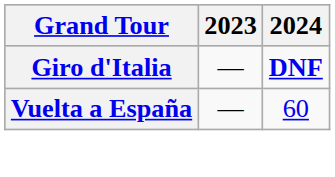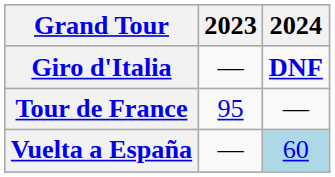+ row: (102, 108)
(296, 108) no background -> (296, 150) lightblue background
